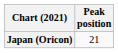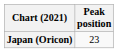(94, 39) 21 -> (94, 39) 23
